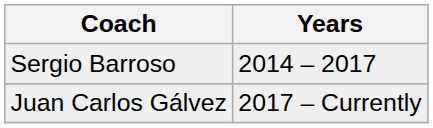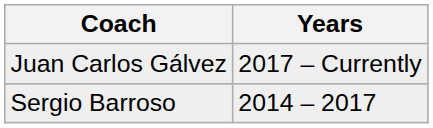rows swapped: (93, 63) <-> (119, 102)
